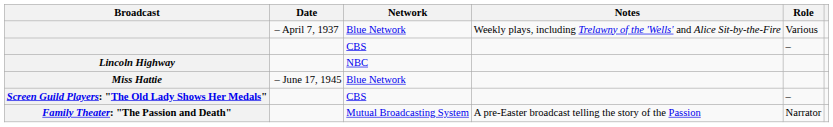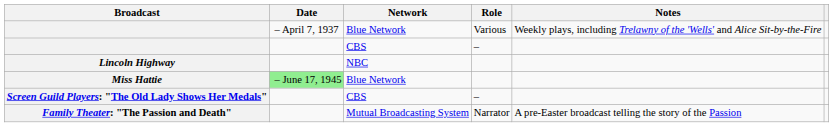columns swapped: (803, 12) <-> (627, 12)
(307, 79) no background -> (307, 79) lightgreen background
